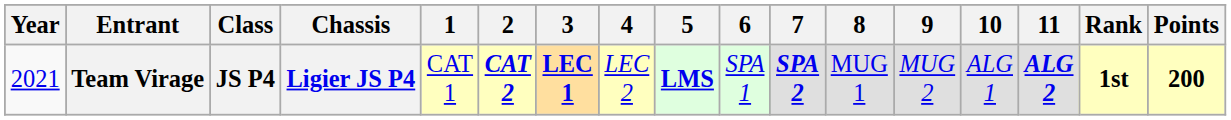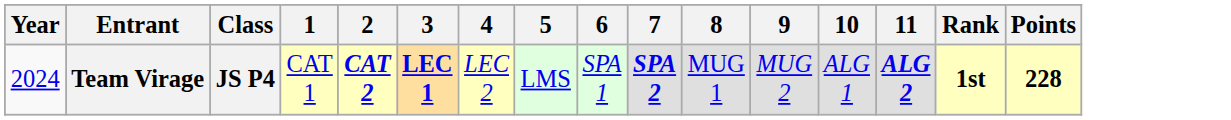- column: (351, 24)
(35, 79) 2021 -> (35, 79) 2024
(687, 79) bold -> (546, 79) normal
(1186, 79) 200 -> (1043, 79) 228
